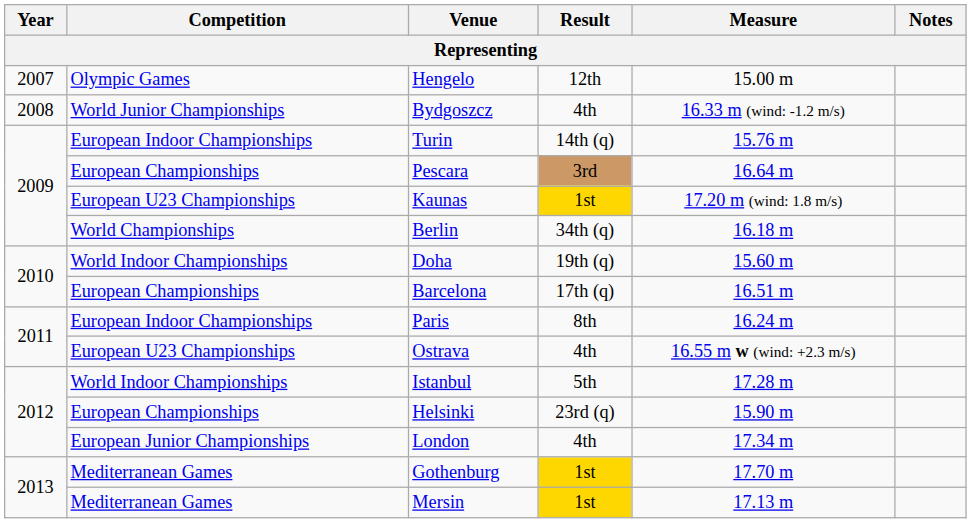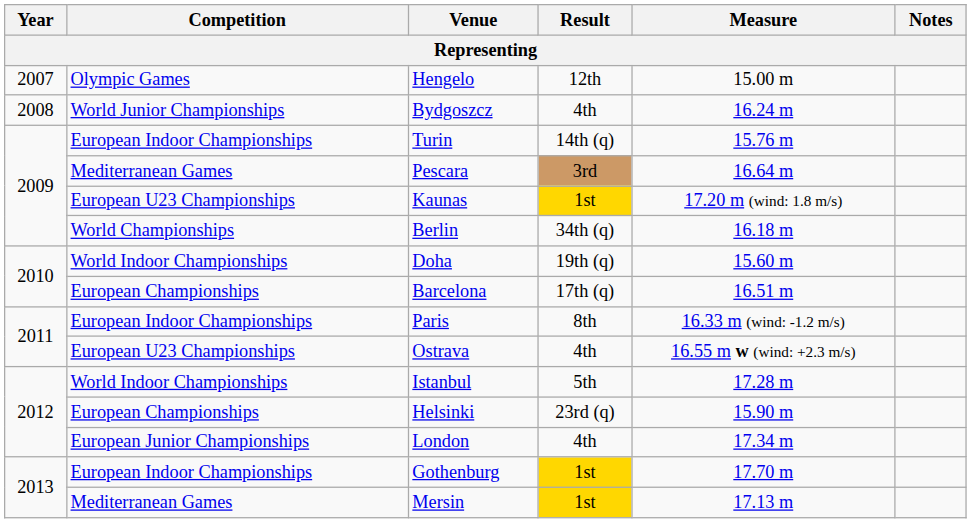(763, 110) 16.33 m (wind: -1.2 m/s) -> (763, 110) 16.24 m
(165, 170) European Championships -> (151, 170) Mediterranean Games
(763, 321) 16.24 m -> (763, 321) 16.33 m (wind: -1.2 m/s)
(151, 472) Mediterranean Games -> (191, 472) European Indoor Championships
